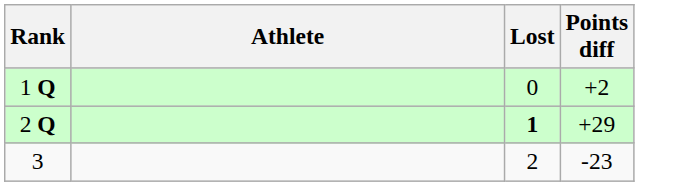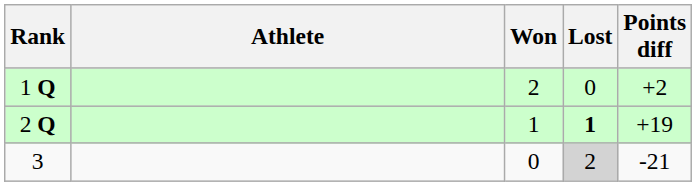+ column: (534, 36)
(597, 124) +29 -> (655, 124) +19
(532, 161) no background -> (590, 161) lightgrey background
(597, 161) -23 -> (655, 161) -21
